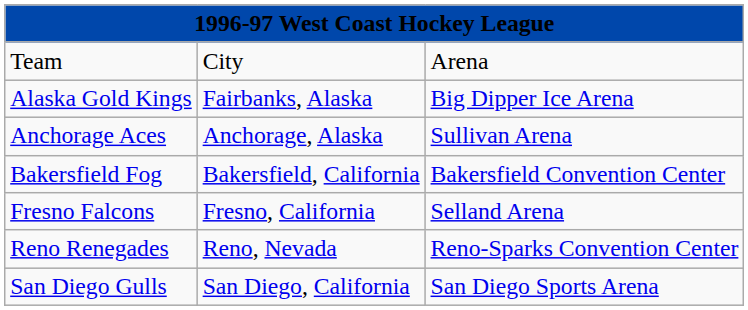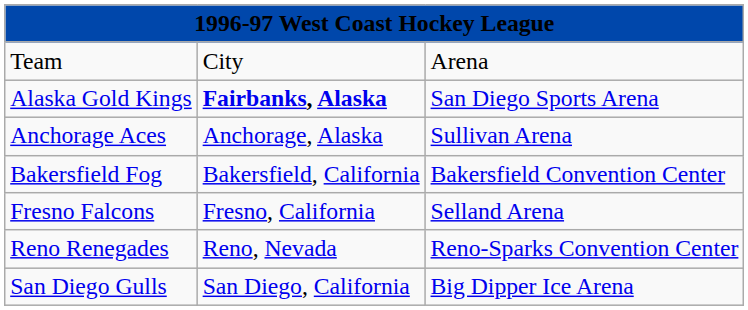(288, 98) normal -> (295, 98) bold
(532, 98) Big Dipper Ice Arena -> (545, 98) San Diego Sports Arena
(545, 286) San Diego Sports Arena -> (532, 286) Big Dipper Ice Arena
